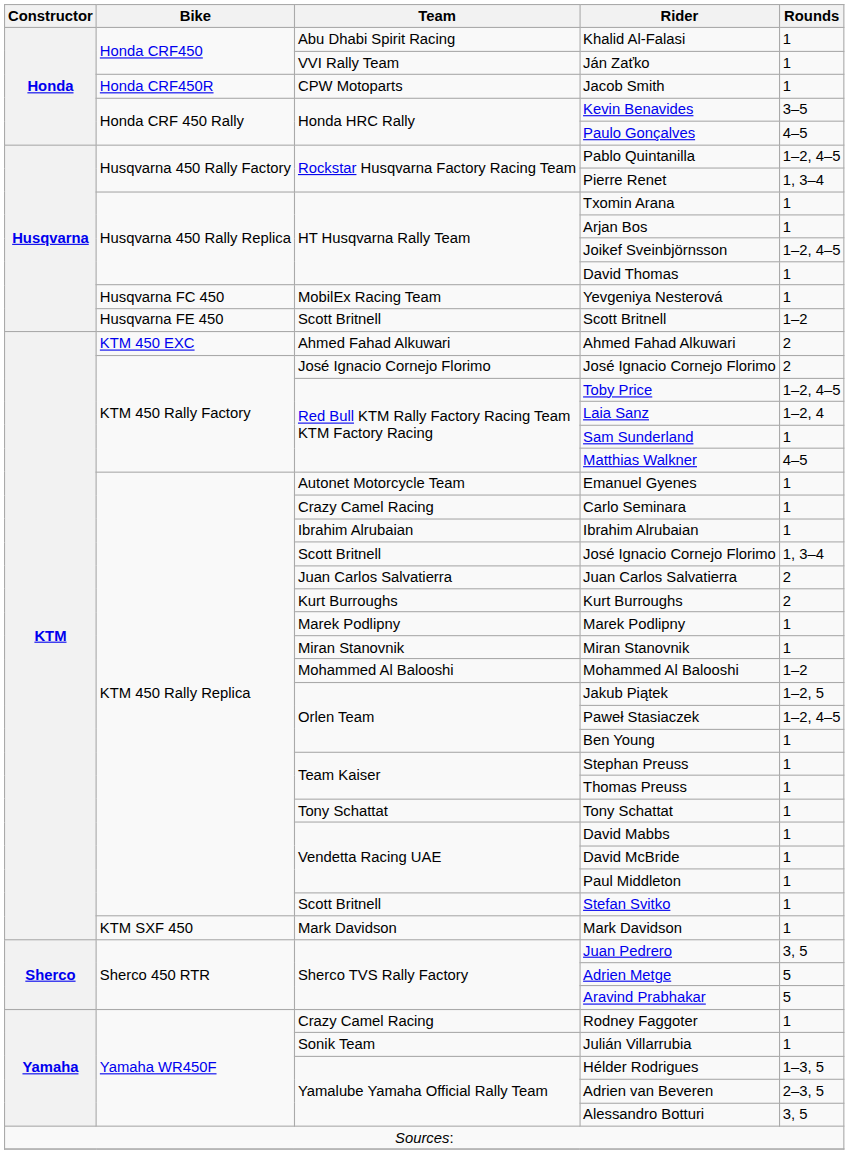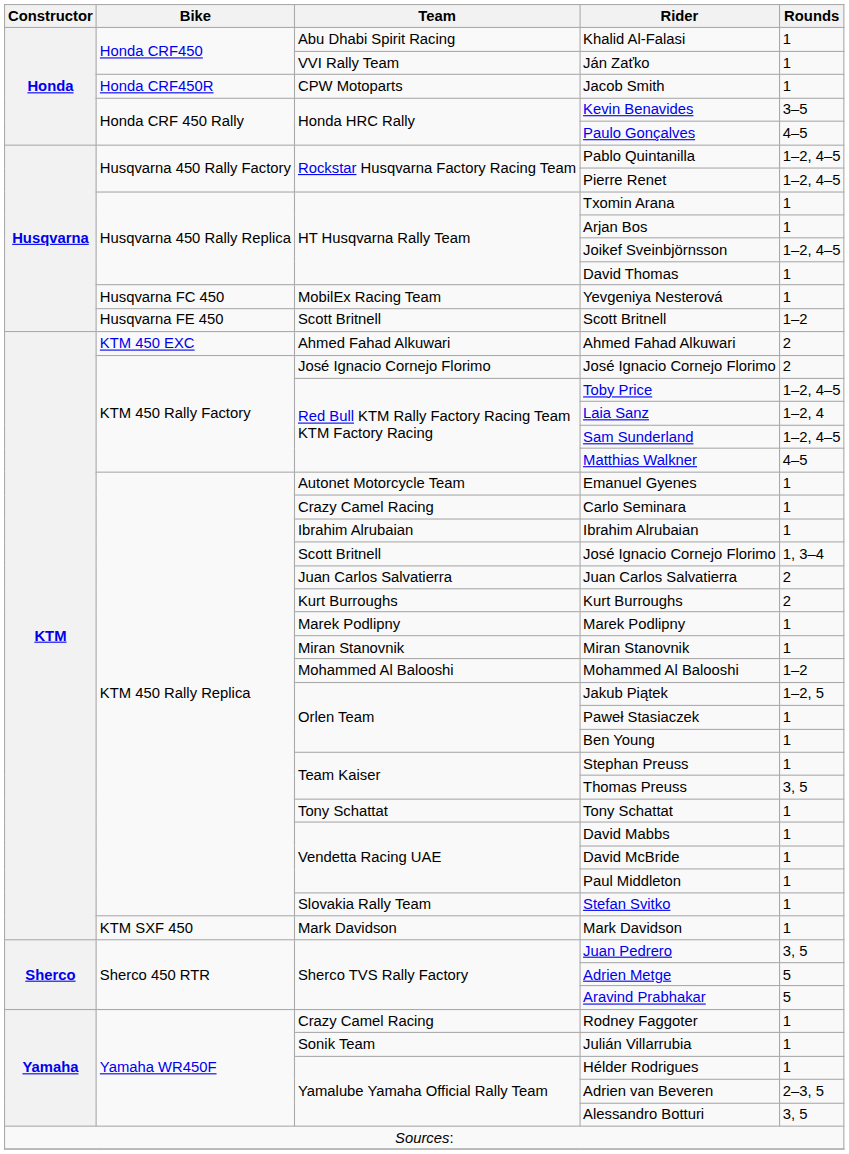(803, 179) 1, 3–4 -> (812, 179) 1–2, 4–5
(787, 436) 1 -> (812, 436) 1–2, 4–5
(812, 717) 1–2, 4–5 -> (787, 717) 1
(787, 787) 1 -> (795, 787) 3, 5
(340, 904) Scott Britnell -> (365, 904) Slovakia Rally Team
(803, 1067) 1–3, 5 -> (787, 1067) 1
